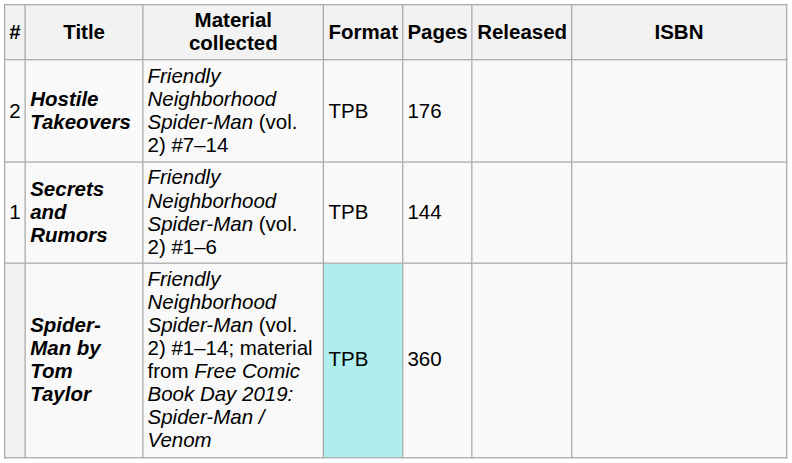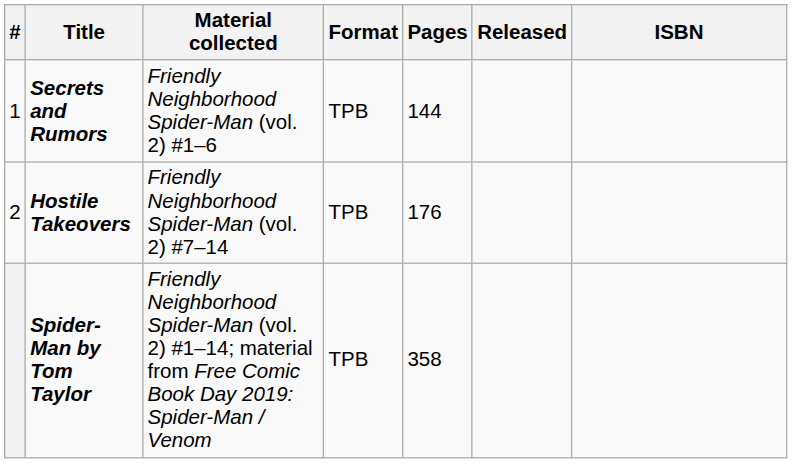rows swapped: (69, 212) <-> (80, 110)
(348, 360) paleturquoise background -> (348, 360) no background
(424, 360) 360 -> (424, 360) 358
